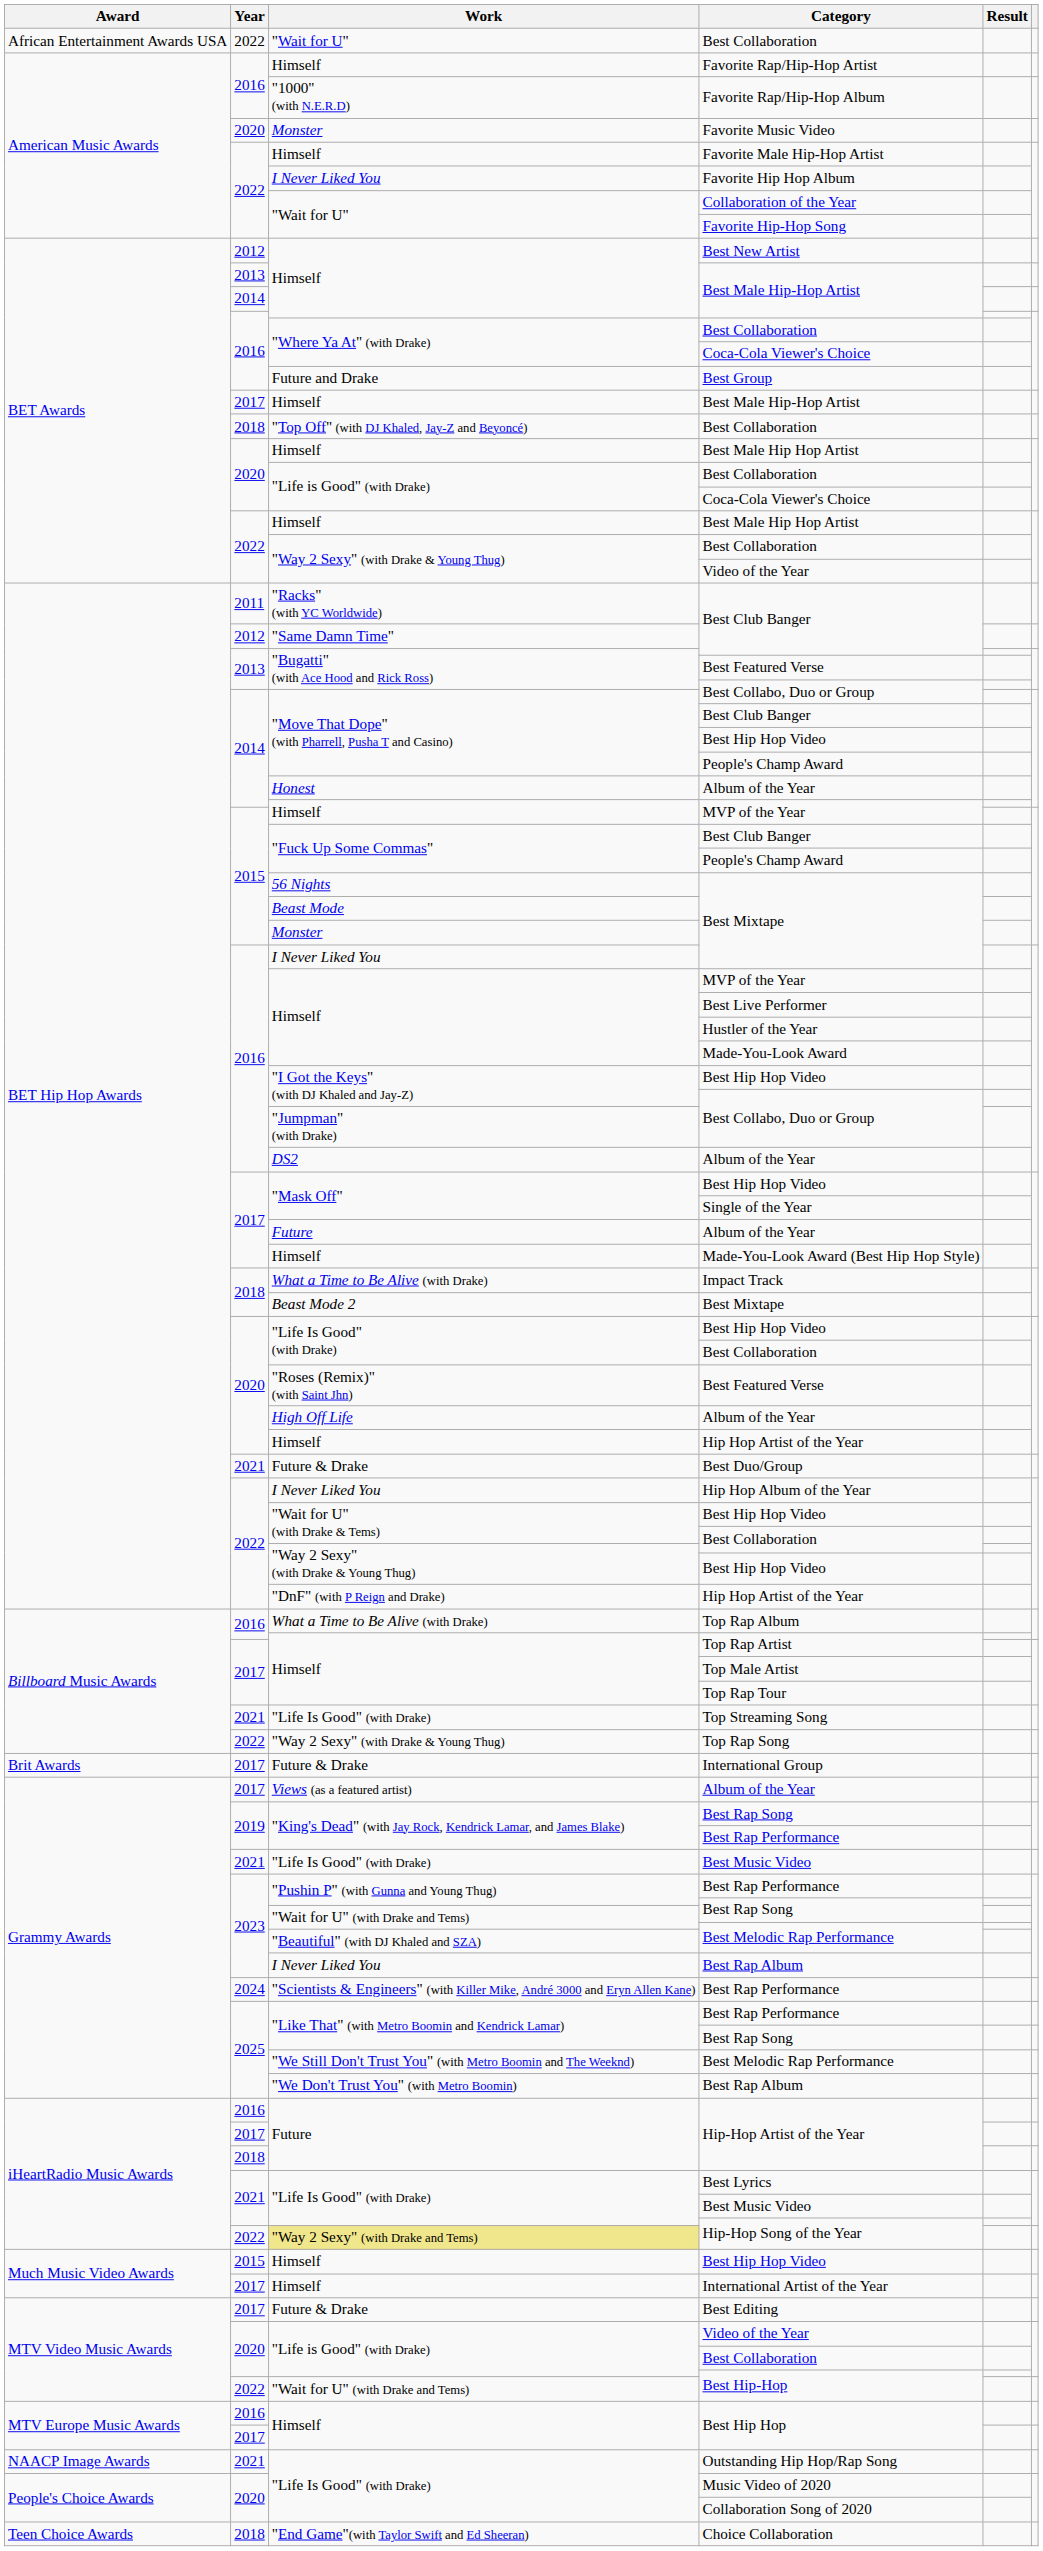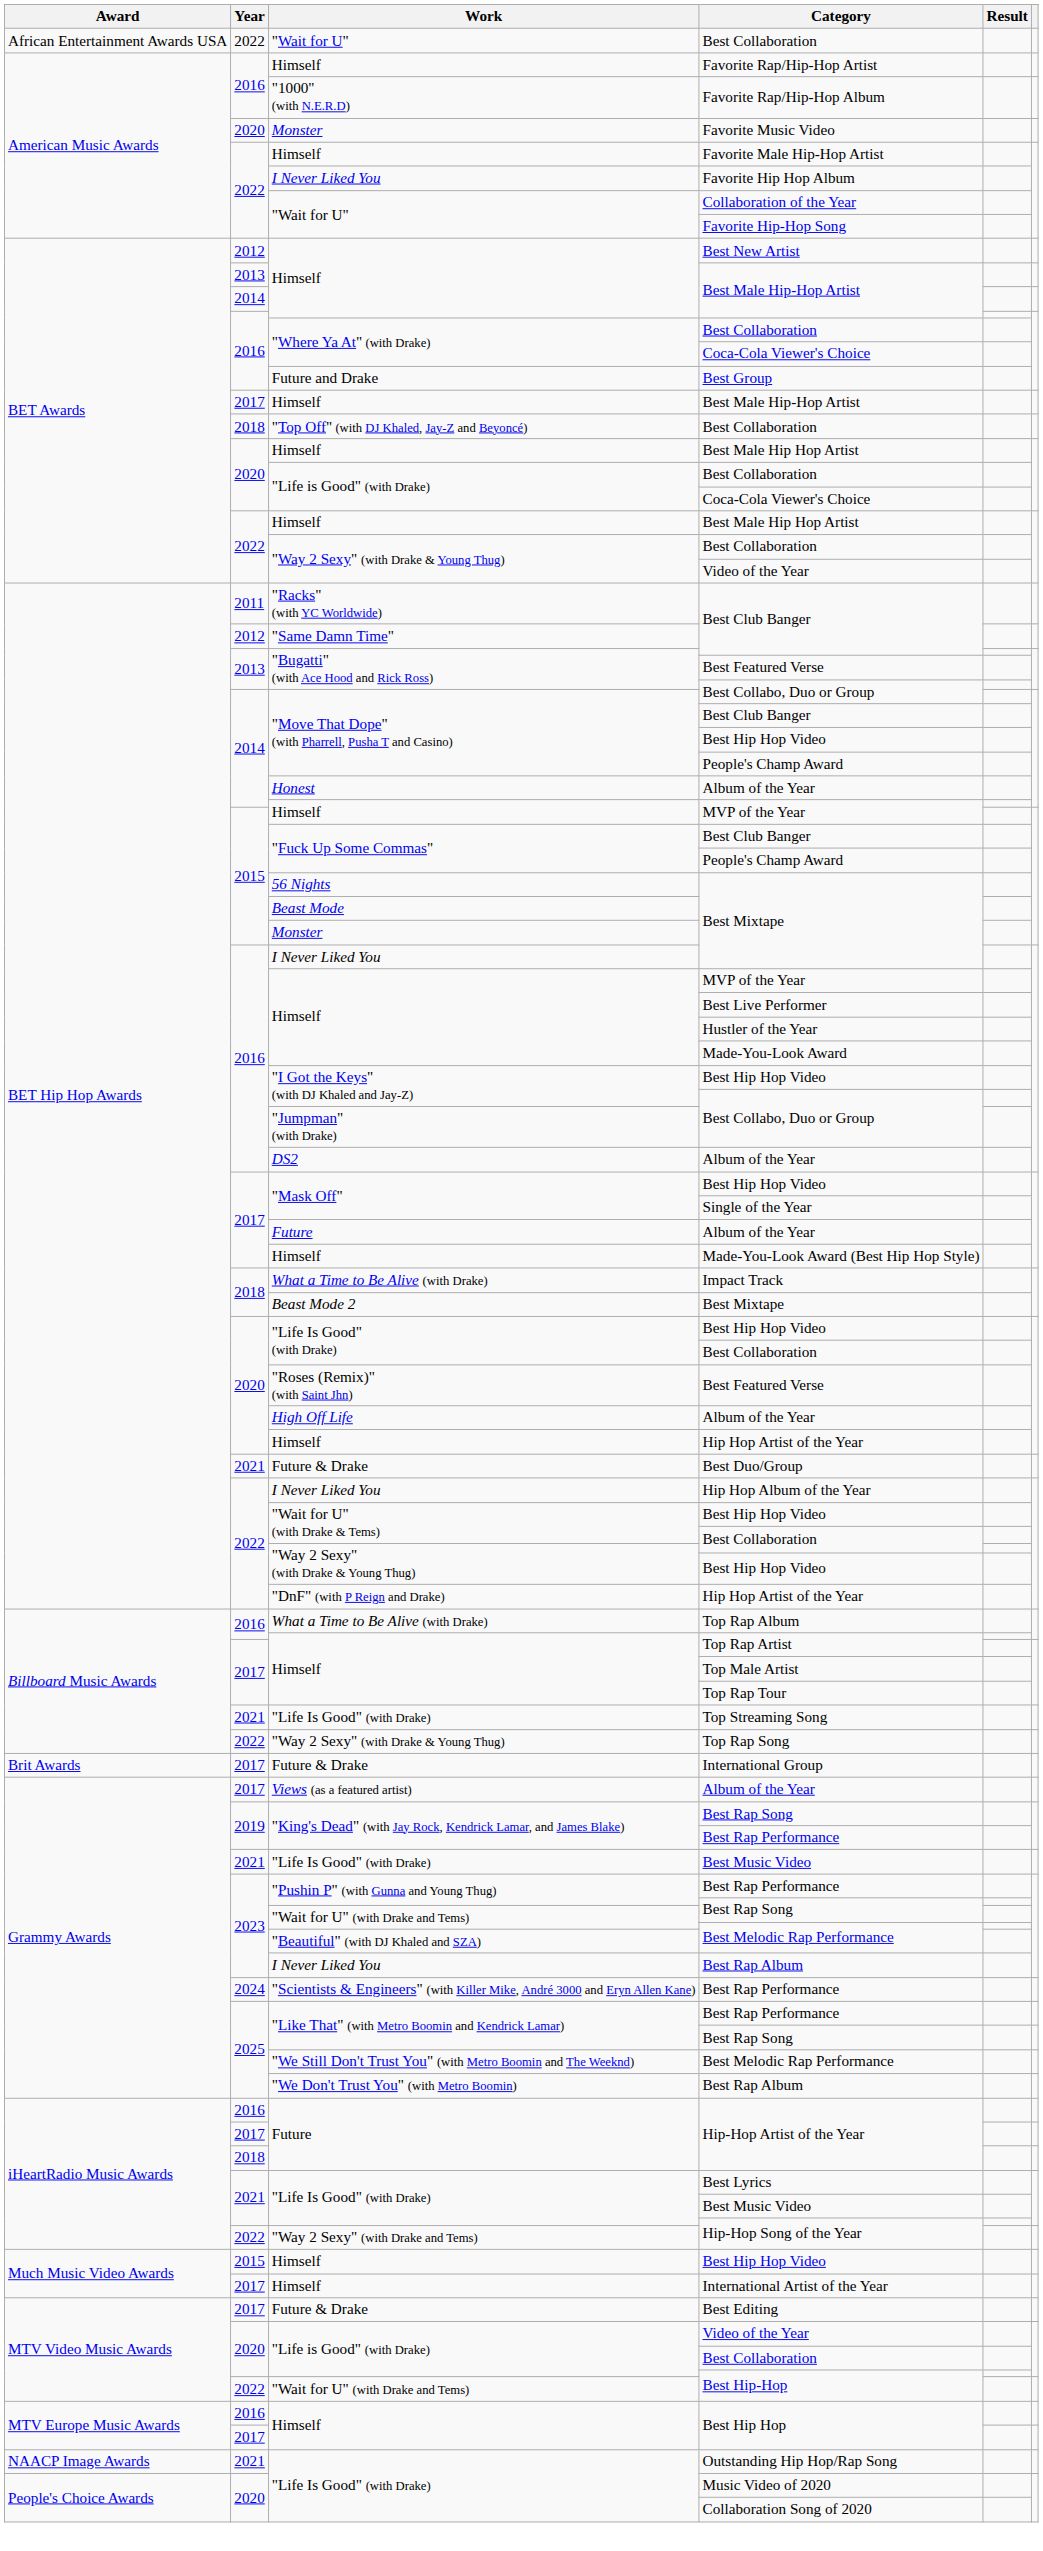(375, 2237) khaki background -> (375, 2237) no background
- row: (250, 2533)
